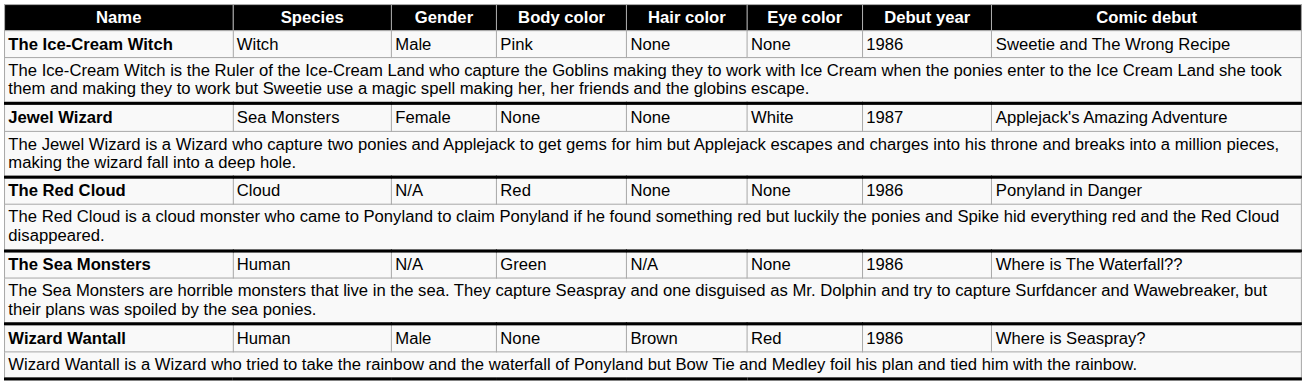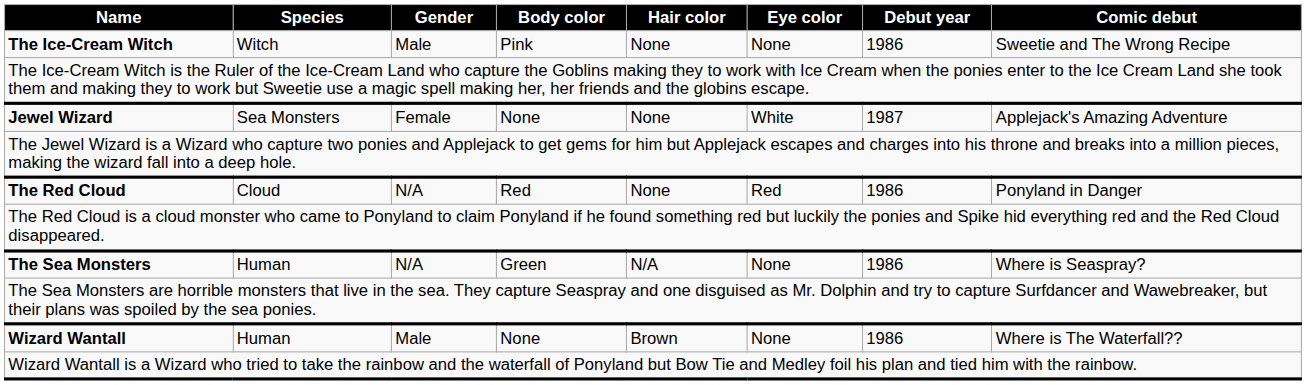(771, 191) None -> (766, 191) Red
(1089, 264) Where is The Waterfall?? -> (1071, 264) Where is Seaspray?
(766, 338) Red -> (771, 338) None
(1071, 338) Where is Seaspray? -> (1089, 338) Where is The Waterfall??
